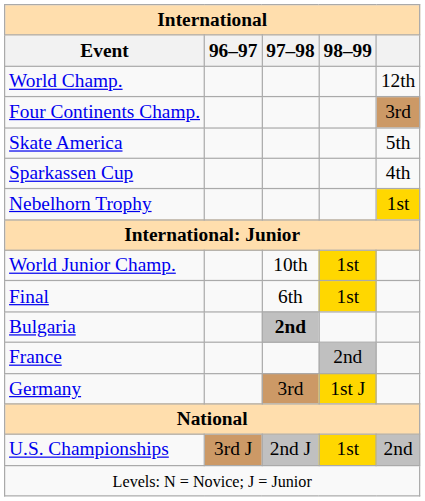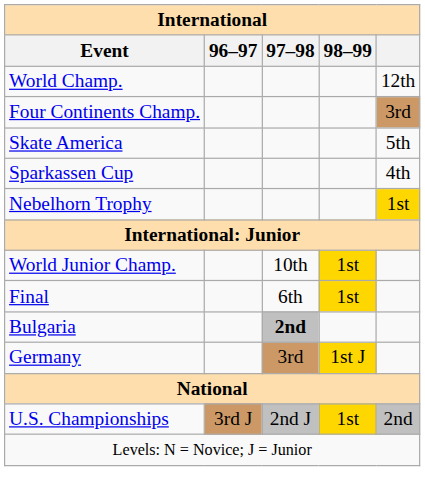- row: (35, 357)
